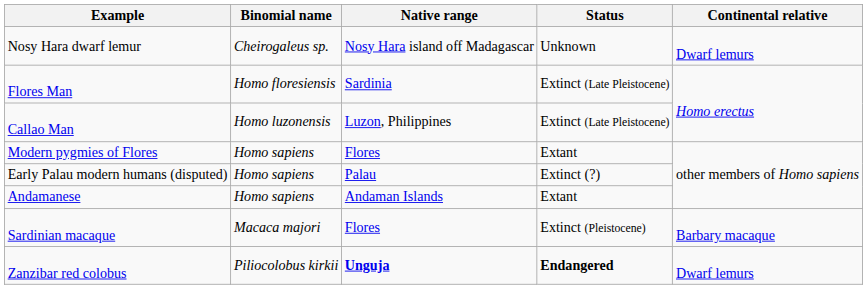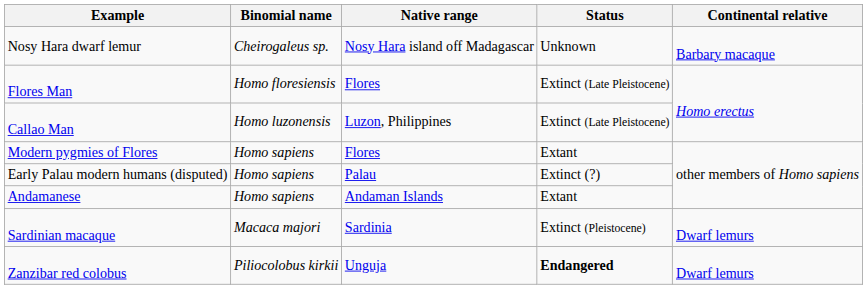(715, 53) Dwarf lemurs -> (725, 53) Barbary macaque
(368, 84) Sardinia -> (362, 84) Flores
(362, 227) Flores -> (368, 227) Sardinia
(725, 235) Barbary macaque -> (715, 235) Dwarf lemurs
(367, 265) bold -> (366, 265) normal
